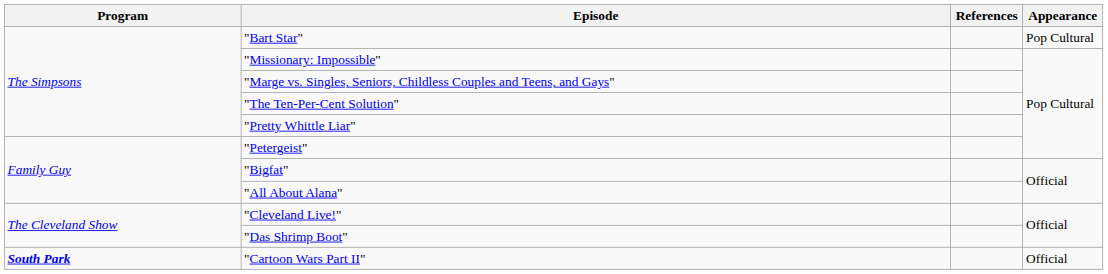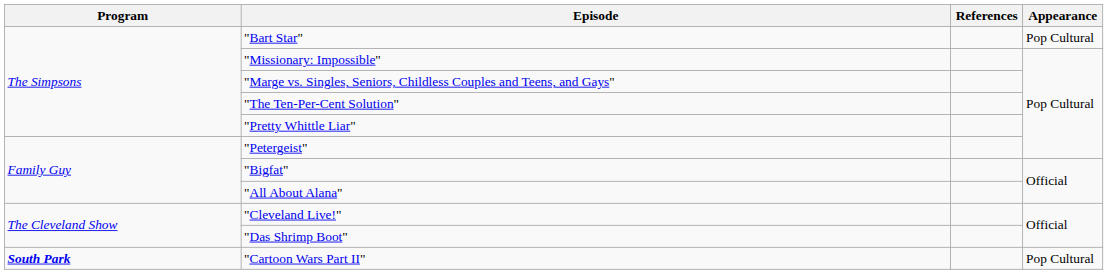(1047, 258) Official -> (1060, 258) Pop Cultural
